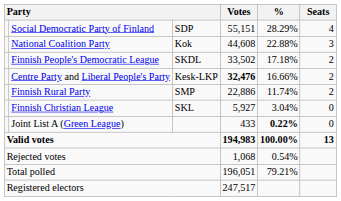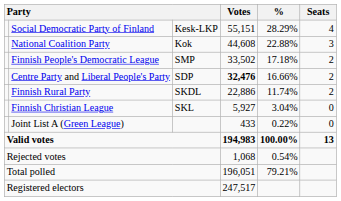(184, 28) SDP -> (196, 28) Kesk-LKP
(188, 60) SKDL -> (185, 60) SMP
(196, 76) Kesk-LKP -> (184, 76) SDP
(185, 92) SMP -> (188, 92) SKDL
(284, 124) bold -> (285, 124) normal
